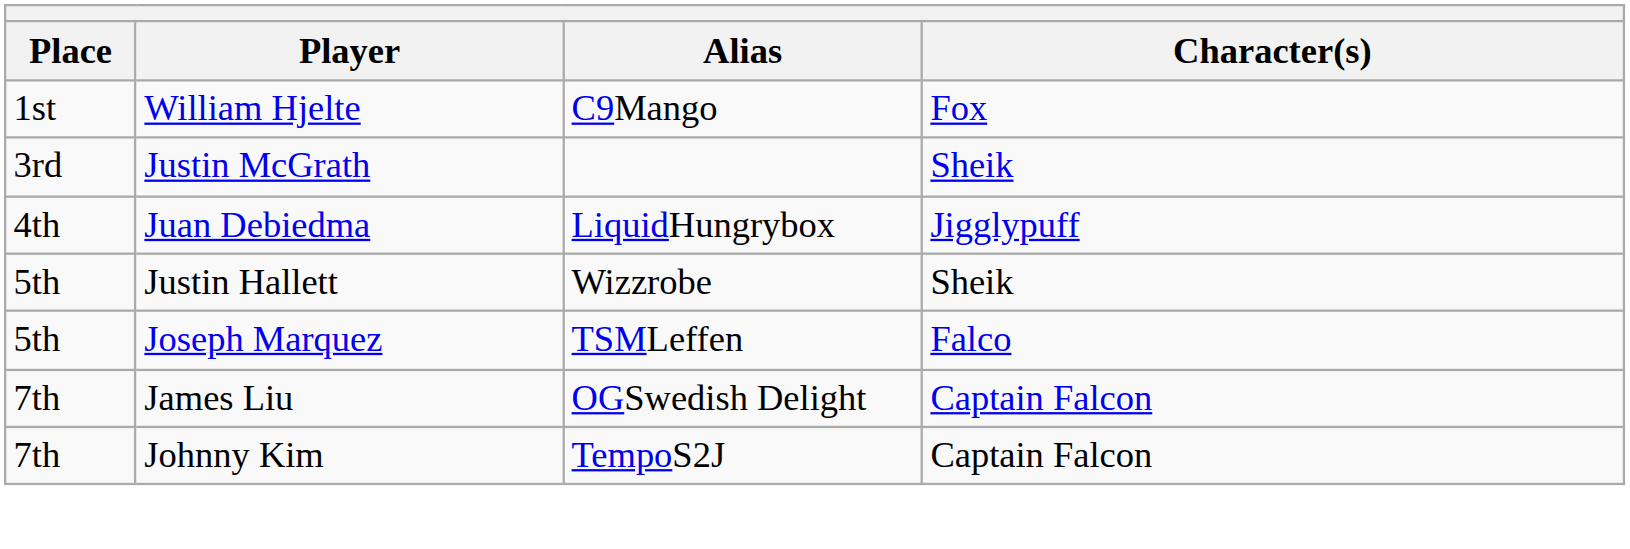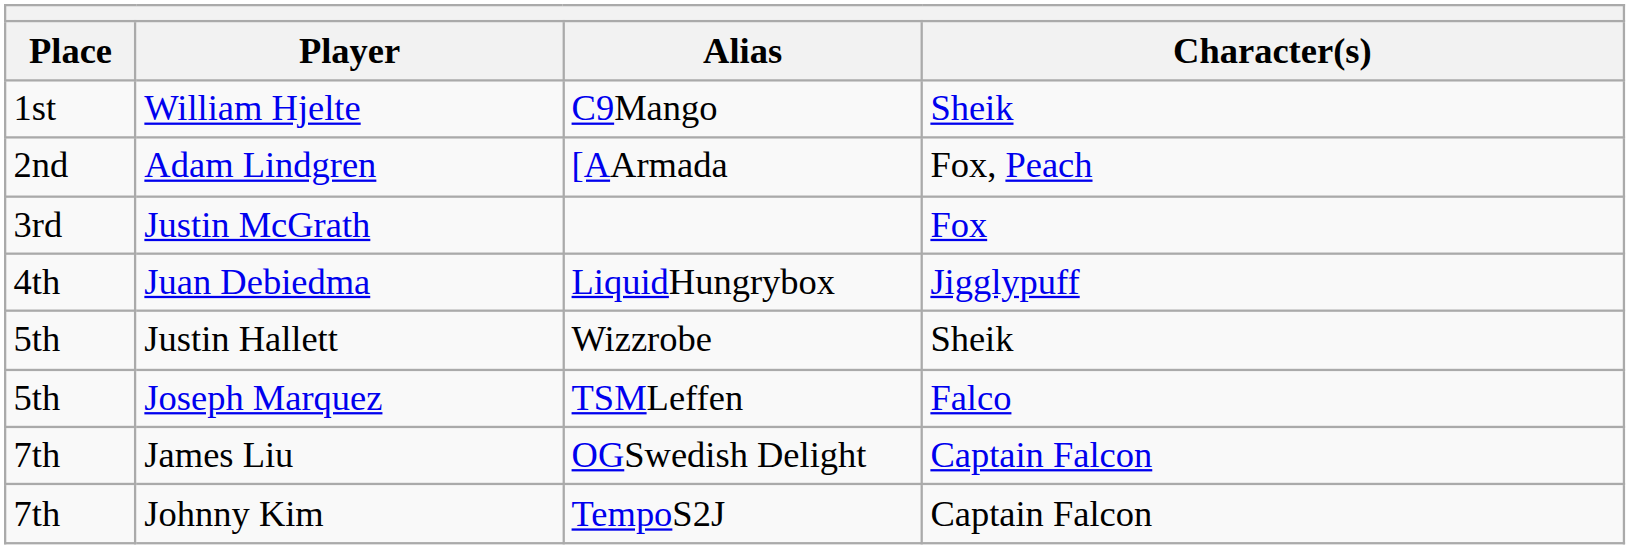(959, 108) Fox -> (972, 108) Sheik
+ row: (260, 165)
(972, 165) Sheik -> (959, 223) Fox
